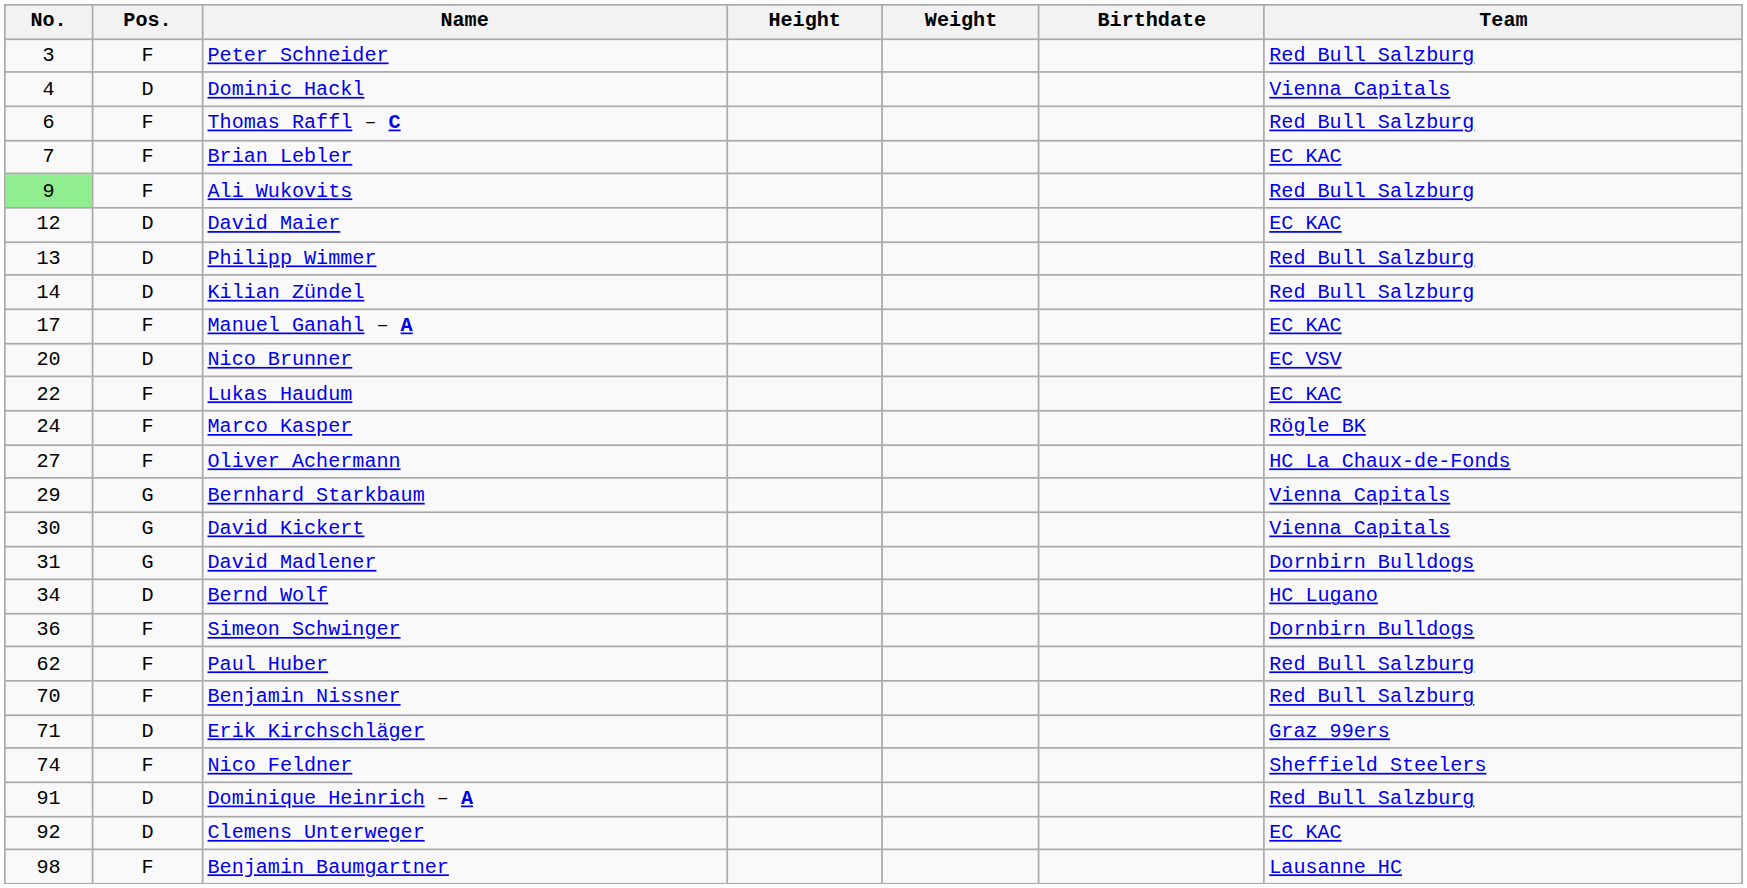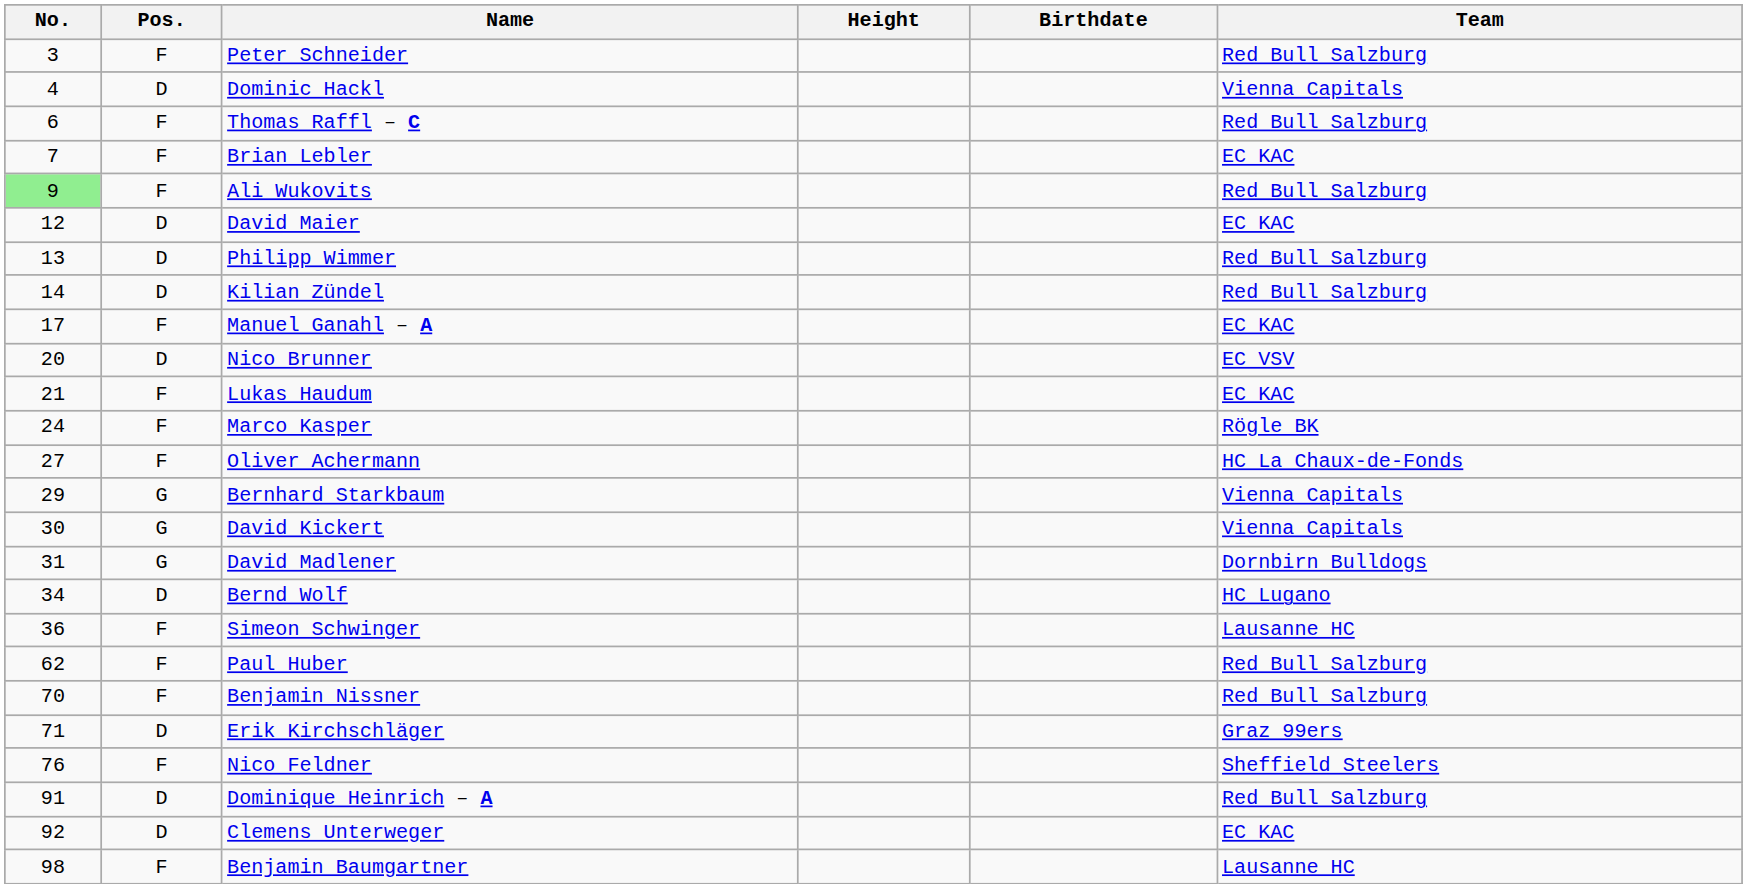- column: (961, 21)
(49, 393) 22 -> (53, 393) 21
(1372, 630) Dornbirn Bulldogs -> (1288, 630) Lausanne HC
(49, 765) 74 -> (53, 765) 76
